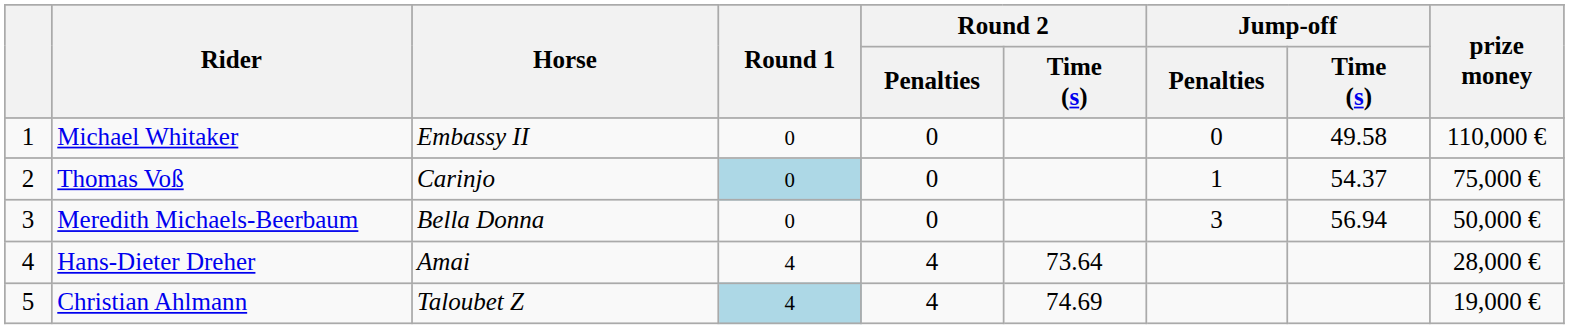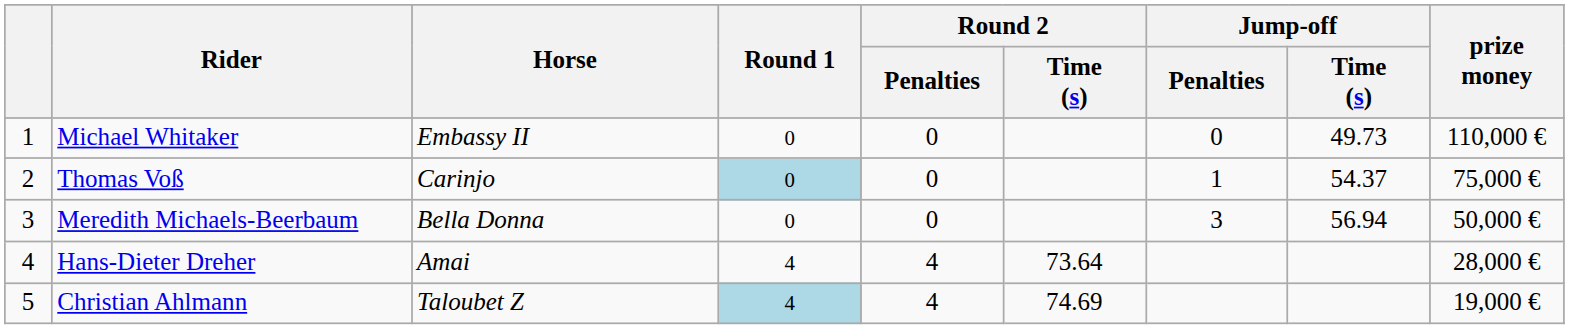(1359, 137) 49.58 -> (1359, 137) 49.73
